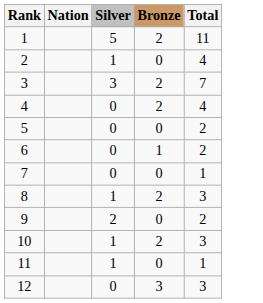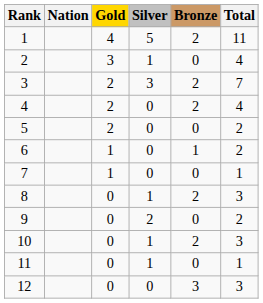+ column: (110, 15)
